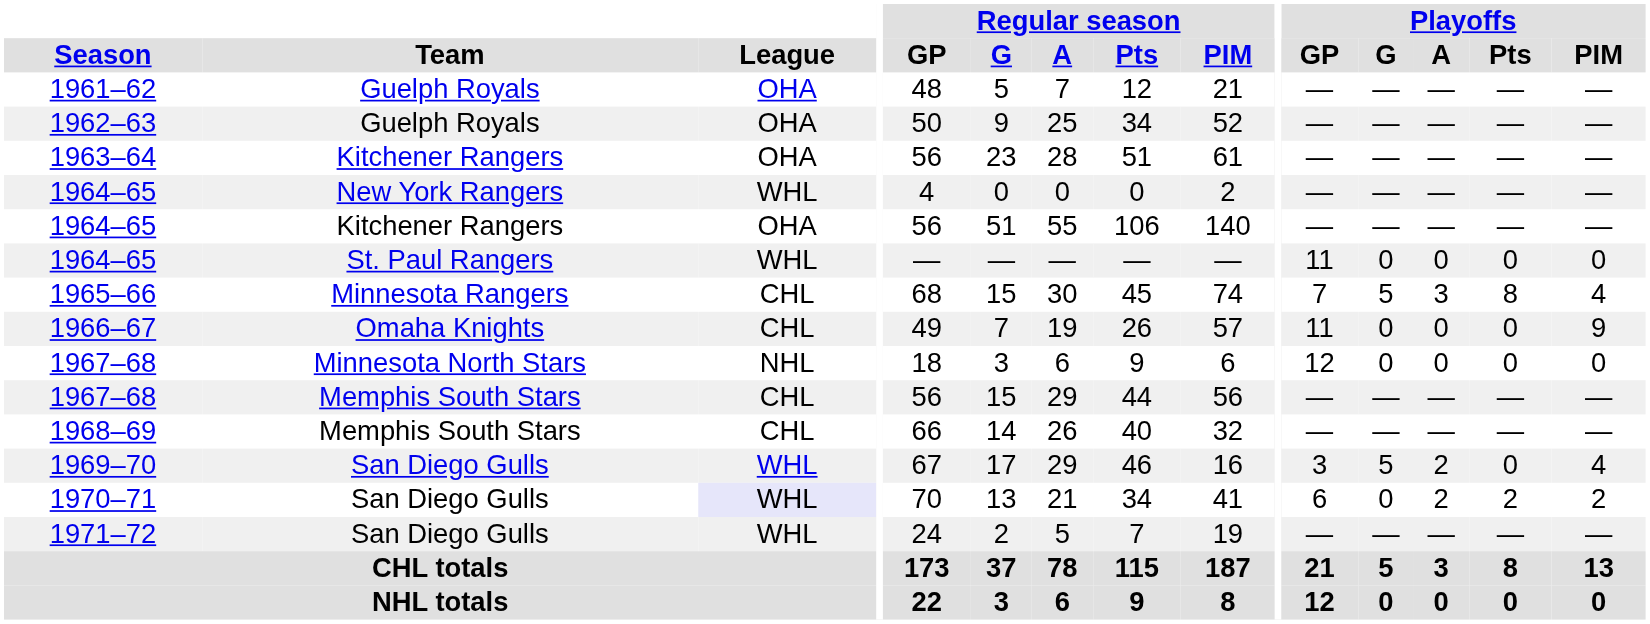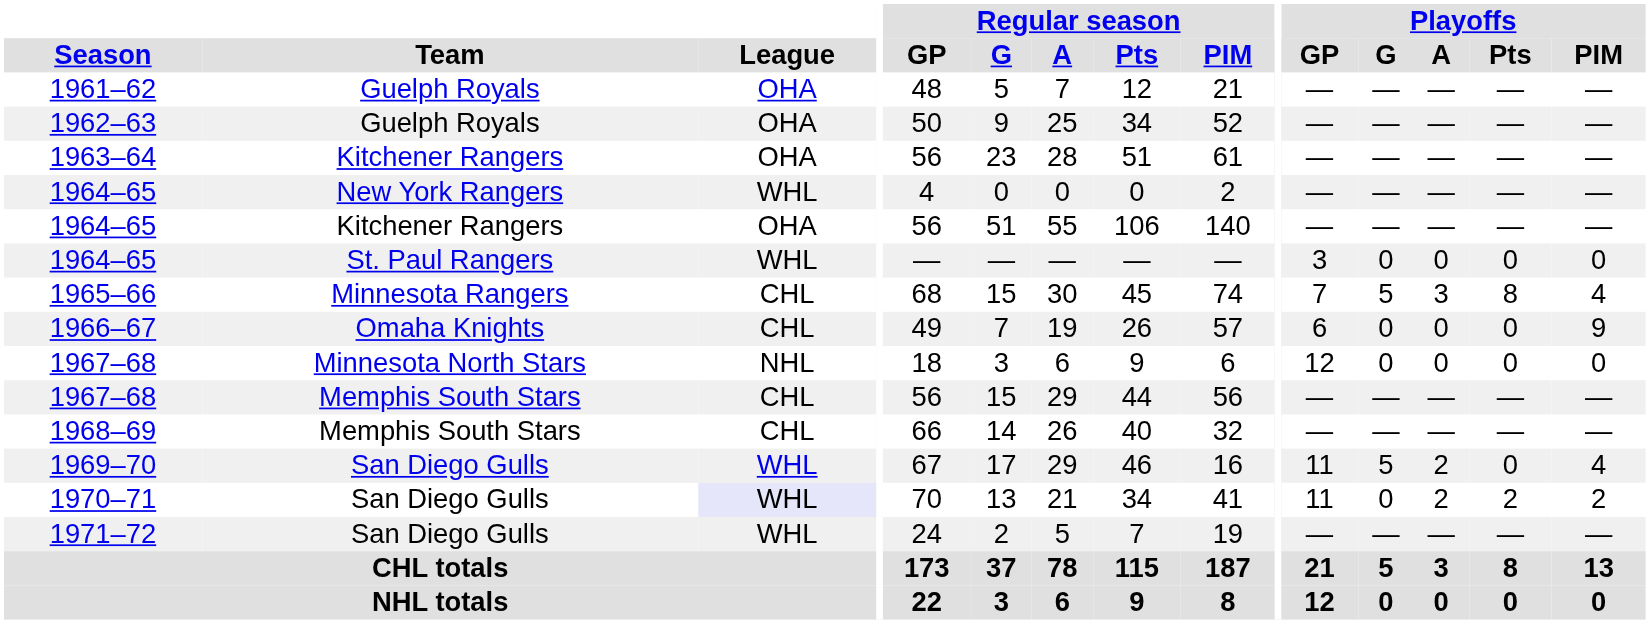(1320, 260) 11 -> (1319, 260) 3
(1320, 328) 11 -> (1319, 328) 6
(1319, 465) 3 -> (1320, 465) 11
(1319, 499) 6 -> (1320, 499) 11
